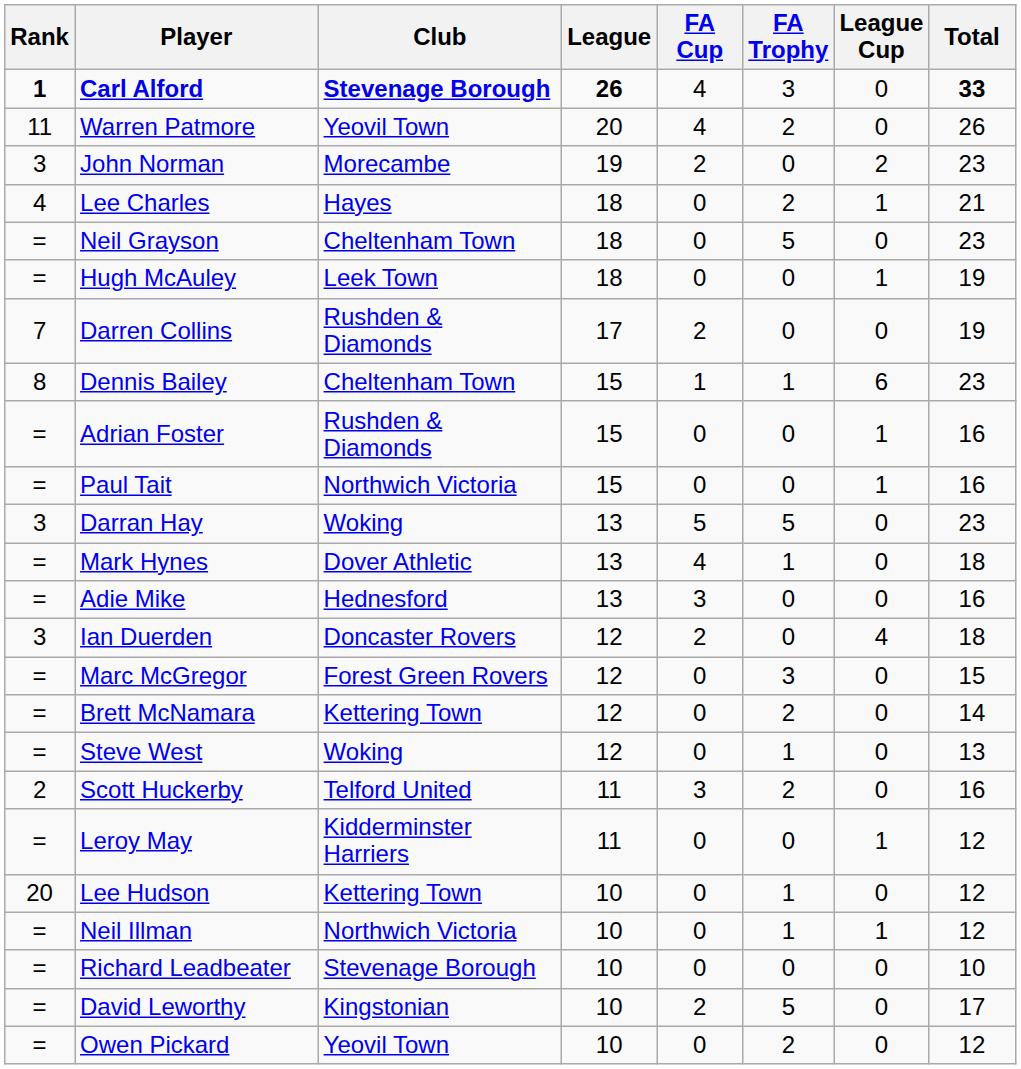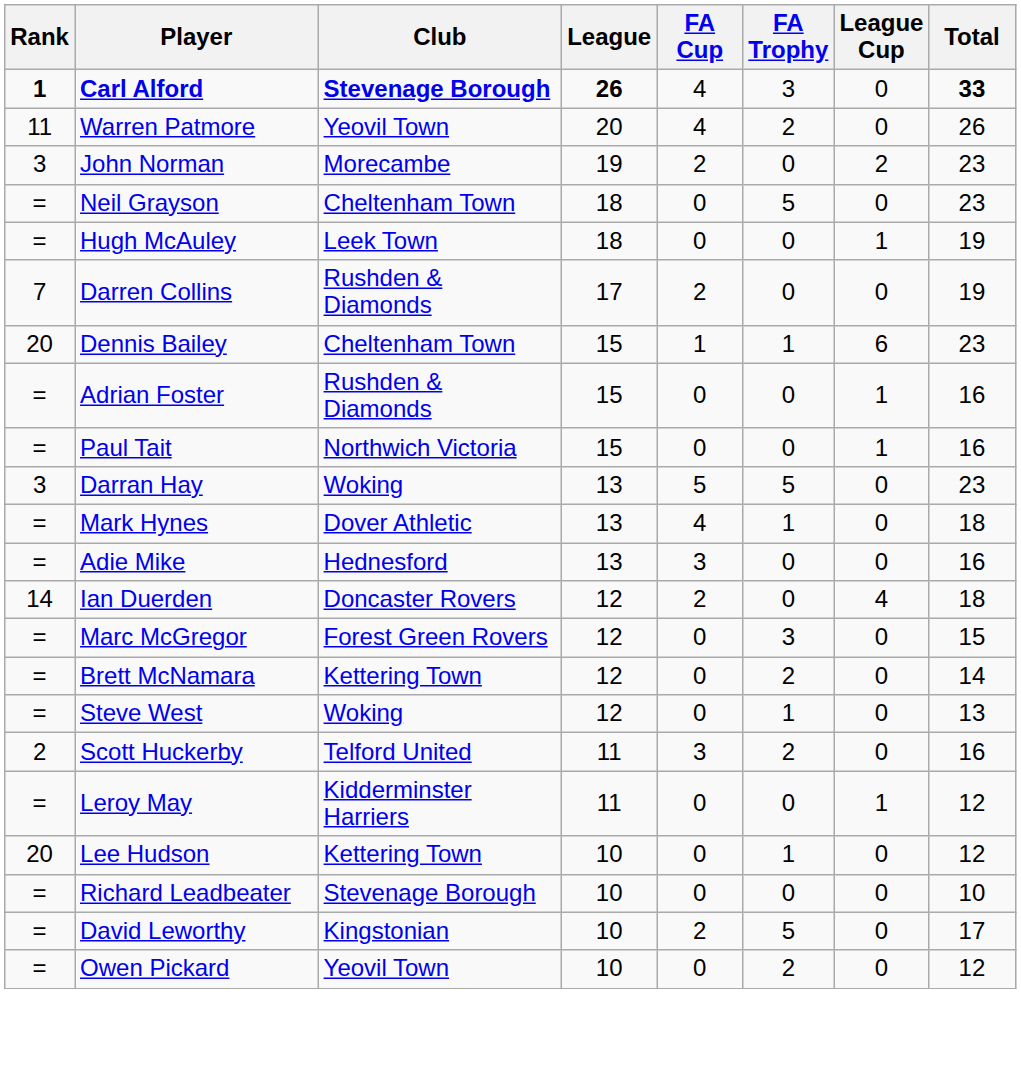- row: (145, 202)
(40, 382) 8 -> (40, 343) 20
(40, 637) 3 -> (40, 599) 14
- row: (136, 930)
